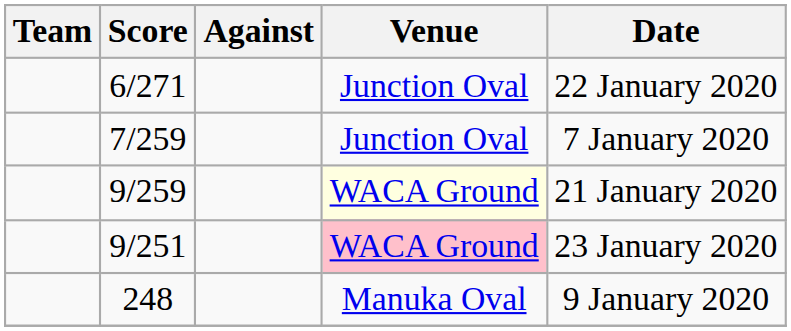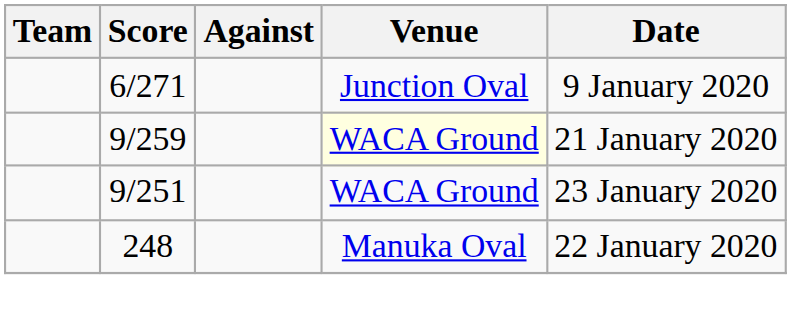(666, 84) 22 January 2020 -> (666, 84) 9 January 2020
- row: (148, 138)
(434, 245) pink background -> (434, 191) no background
(666, 298) 9 January 2020 -> (666, 245) 22 January 2020
